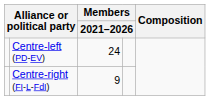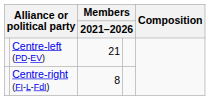(114, 52) 24 -> (114, 52) 21
(117, 80) 9 -> (117, 80) 8
